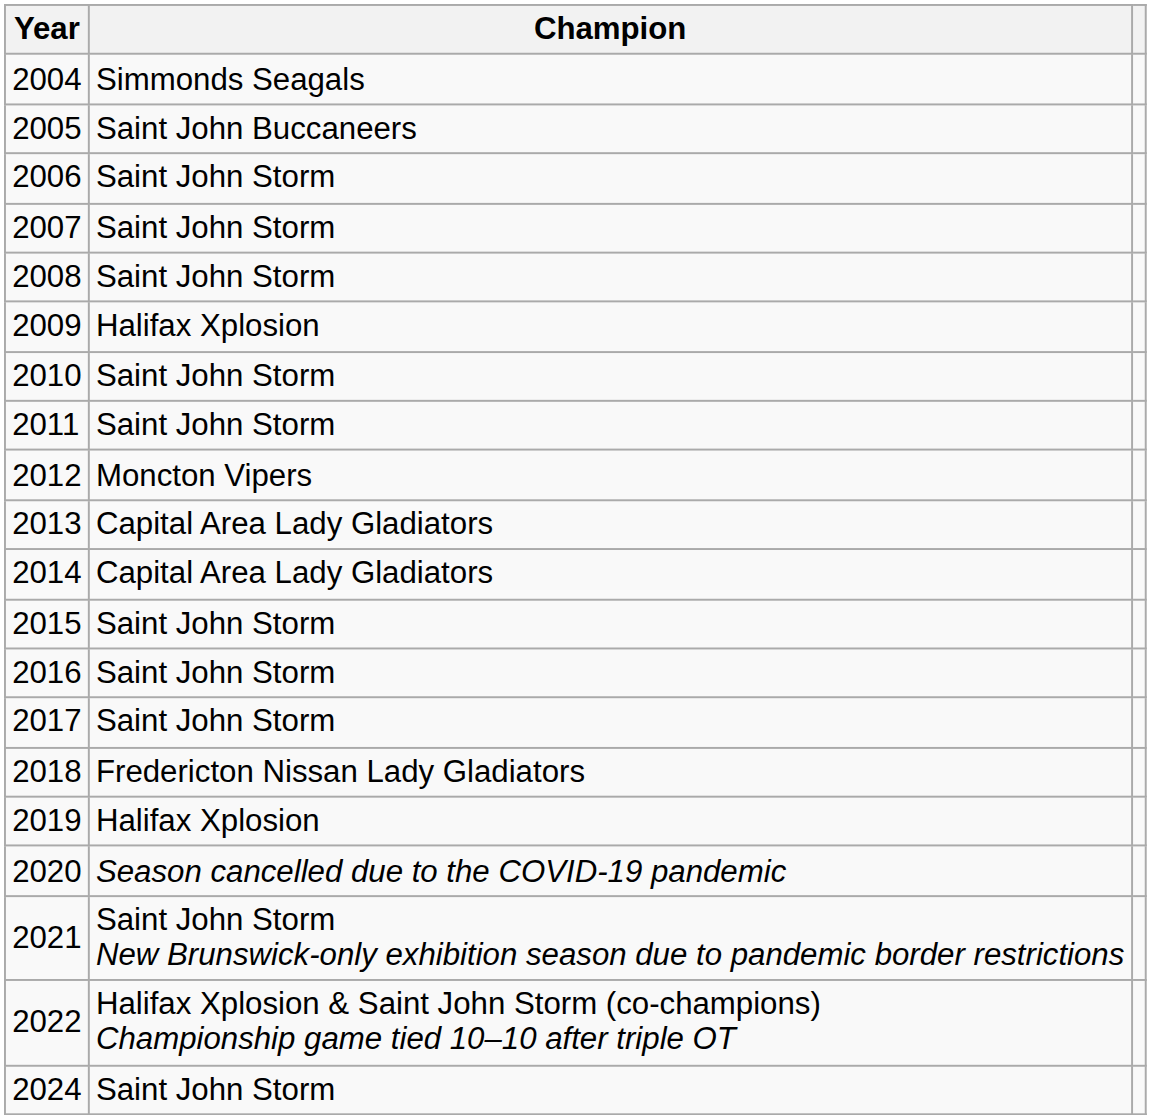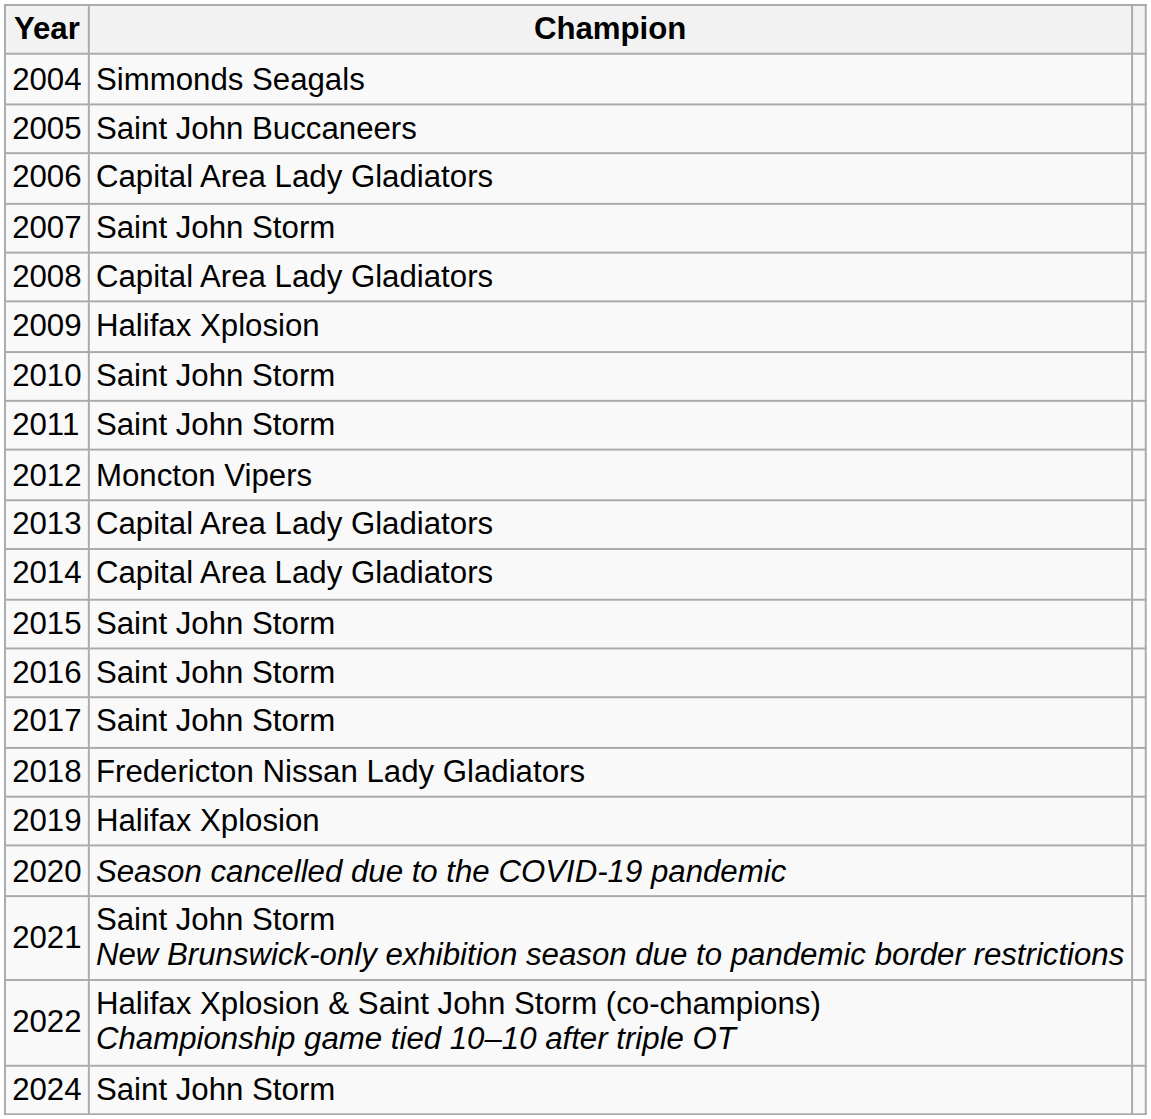(216, 177) Saint John Storm -> (295, 177) Capital Area Lady Gladiators
(216, 276) Saint John Storm -> (295, 276) Capital Area Lady Gladiators
